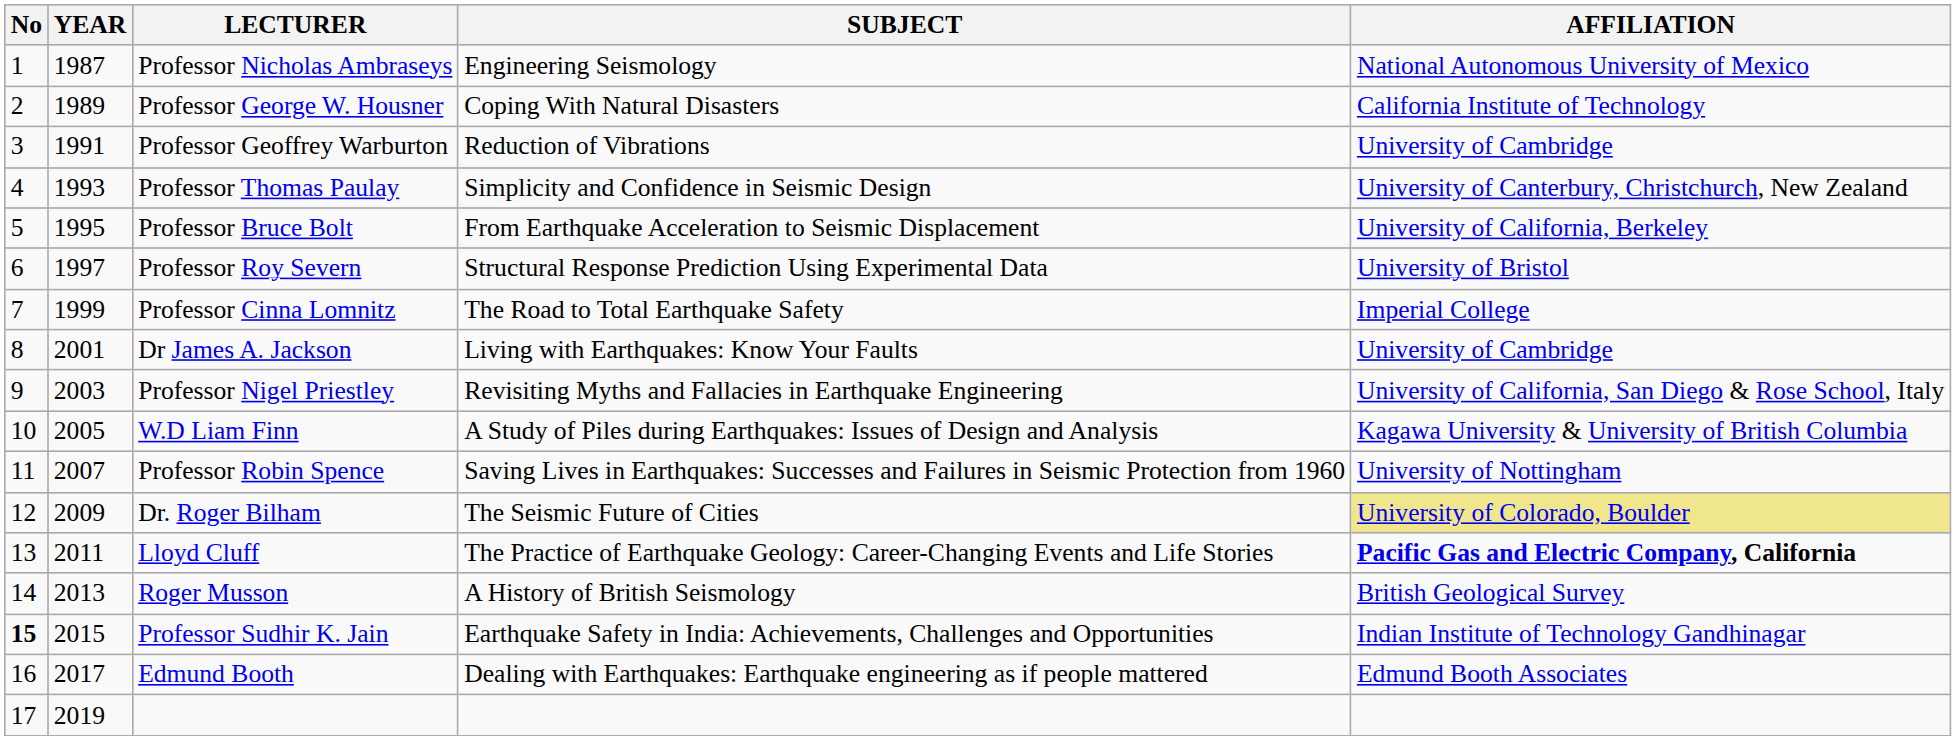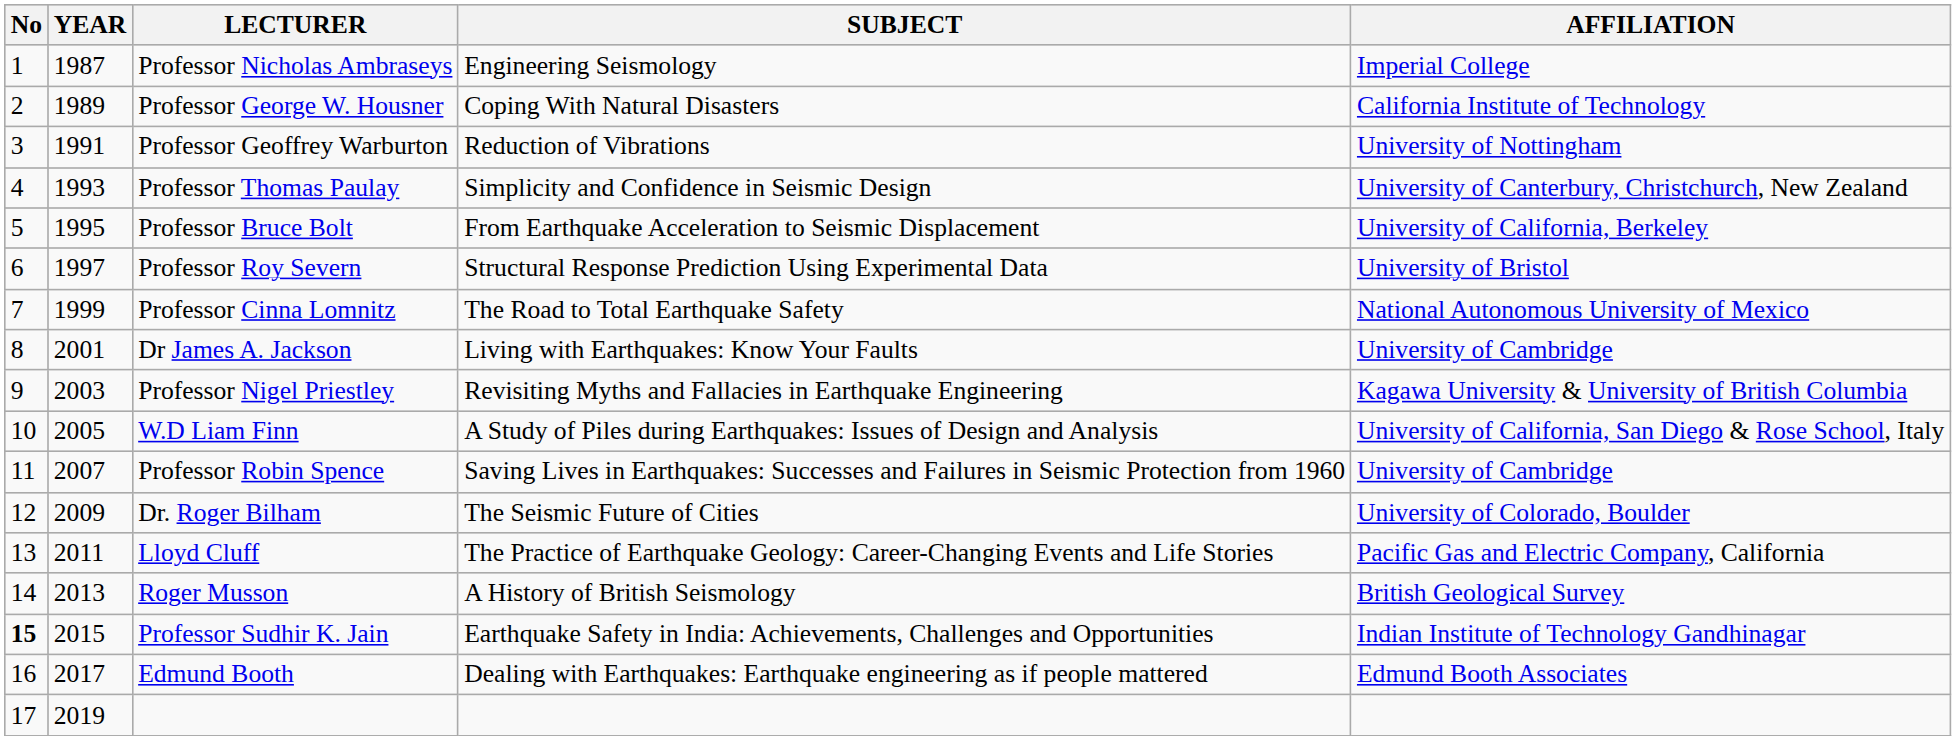(1583, 65) National Autonomous University of Mexico -> (1443, 65) Imperial College
(1485, 146) University of Cambridge -> (1489, 146) University of Nottingham
(1443, 308) Imperial College -> (1583, 308) National Autonomous University of Mexico
(1651, 390) University of California, San Diego & Rose School, Italy -> (1632, 390) Kagawa University & University of British Columbia
(1632, 430) Kagawa University & University of British Columbia -> (1651, 430) University of California, San Diego & Rose School, Italy
(1489, 471) University of Nottingham -> (1485, 471) University of Cambridge
(1523, 512) khaki background -> (1523, 512) no background
(1607, 552) bold -> (1591, 552) normal
